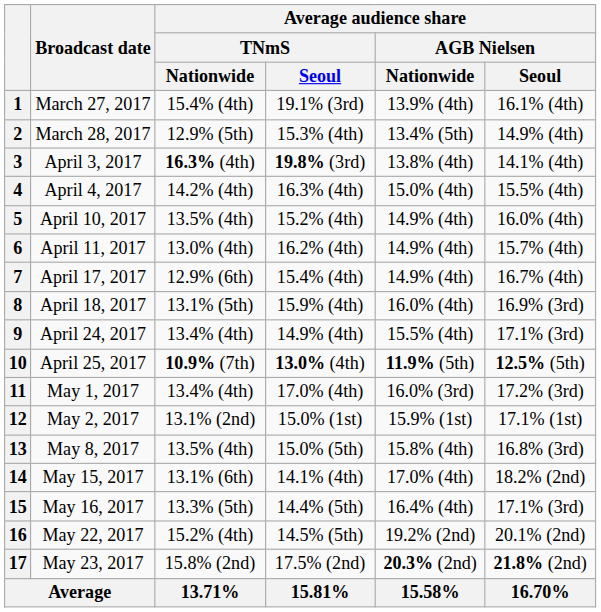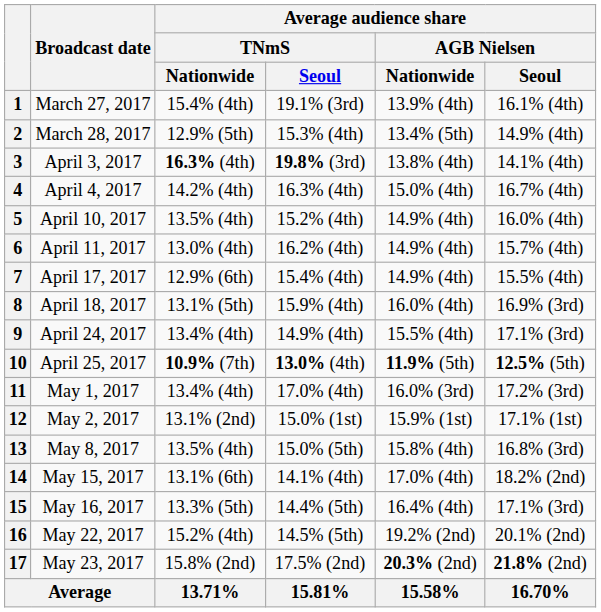(540, 190) 15.5% (4th) -> (540, 190) 16.7% (4th)
(540, 276) 16.7% (4th) -> (540, 276) 15.5% (4th)
